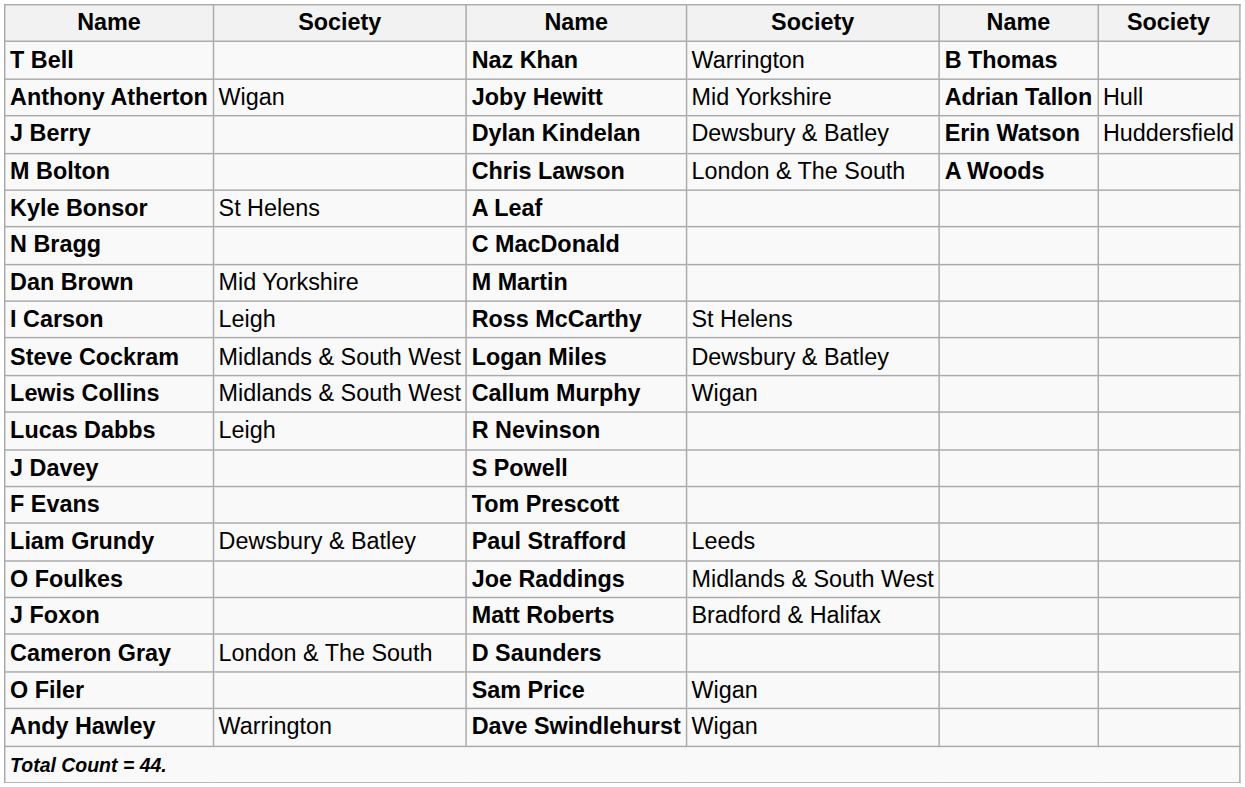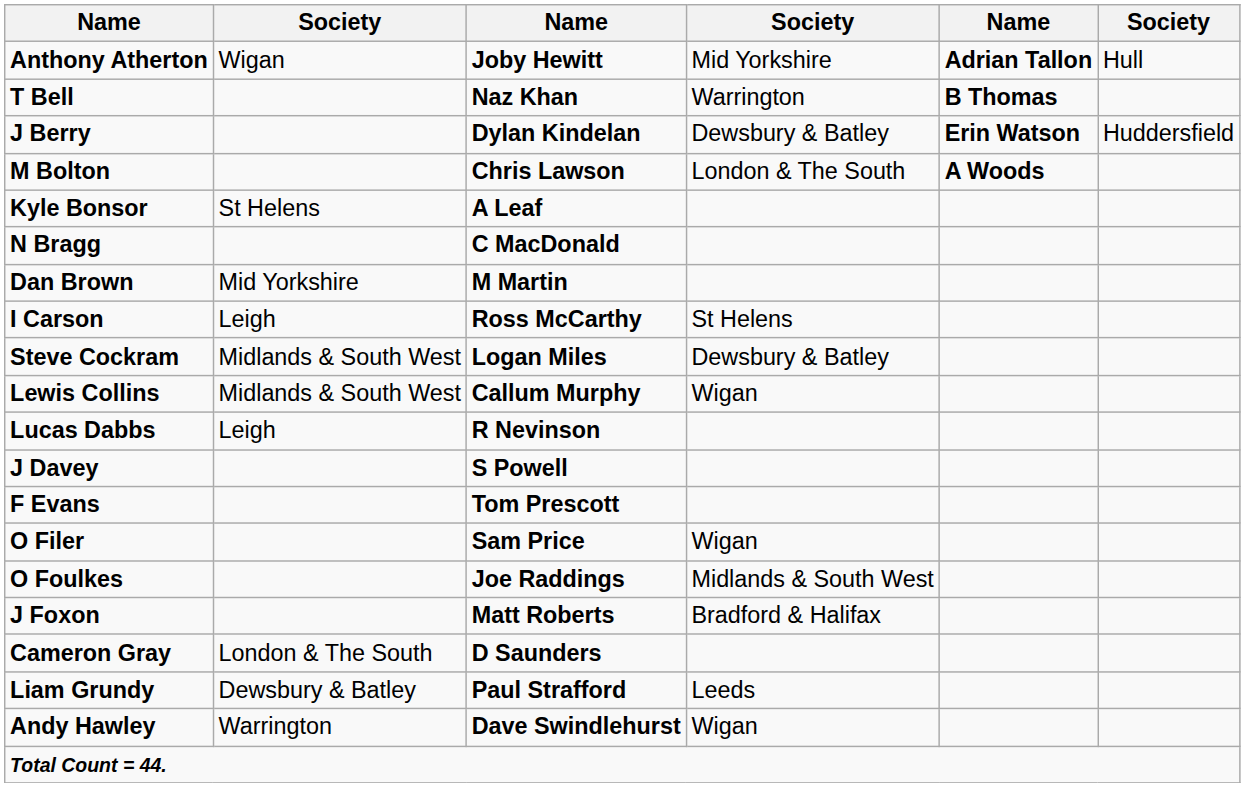rows swapped: (109, 97) <-> (42, 60)
rows swapped: (47, 689) <-> (82, 541)
